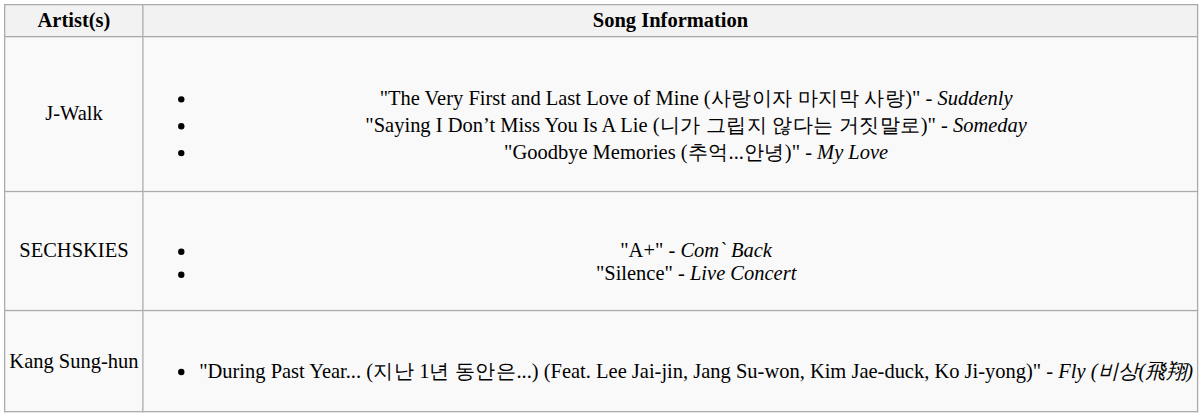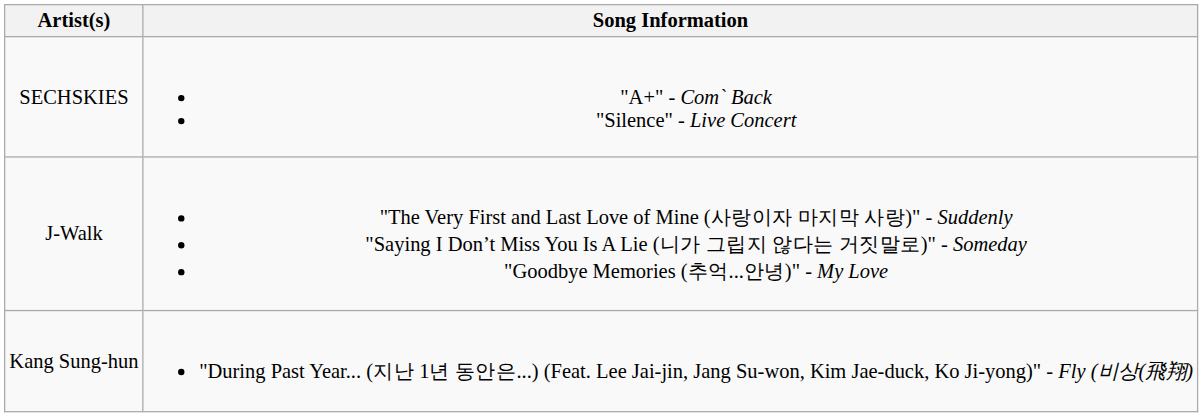rows swapped: (74, 250) <-> (74, 114)
